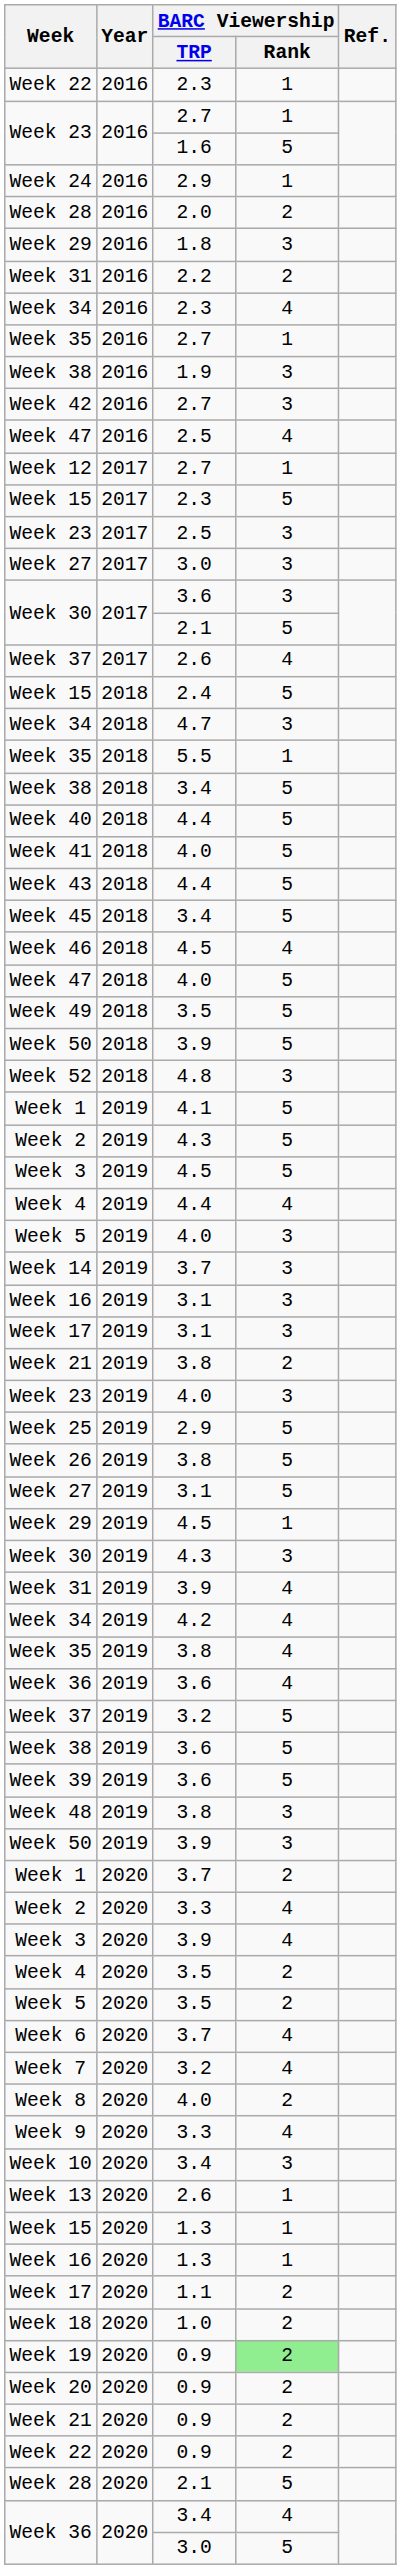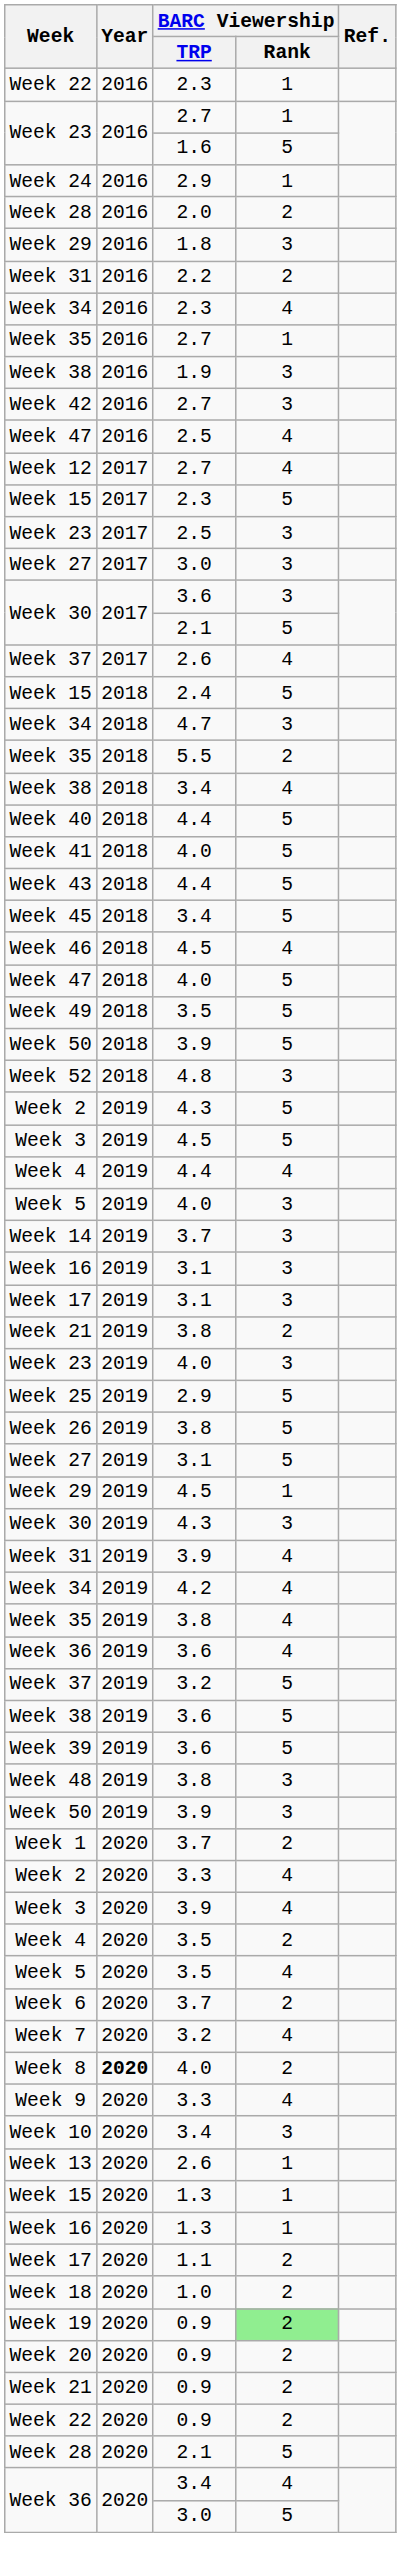(287, 469) 1 -> (287, 469) 4
(287, 757) 1 -> (287, 757) 2
(287, 789) 5 -> (287, 789) 4
- row: (51, 1109)
(287, 2004) 2 -> (287, 1972) 4
(287, 2036) 4 -> (287, 2004) 2
(125, 2100) normal -> (125, 2068) bold
